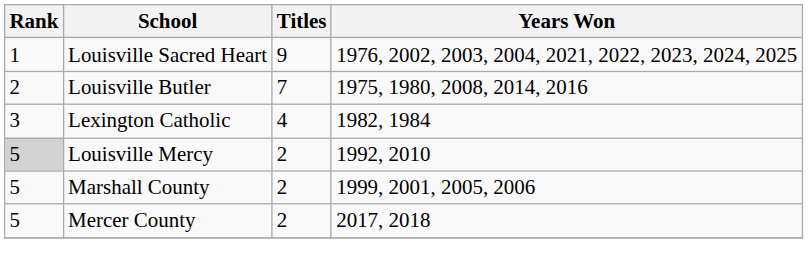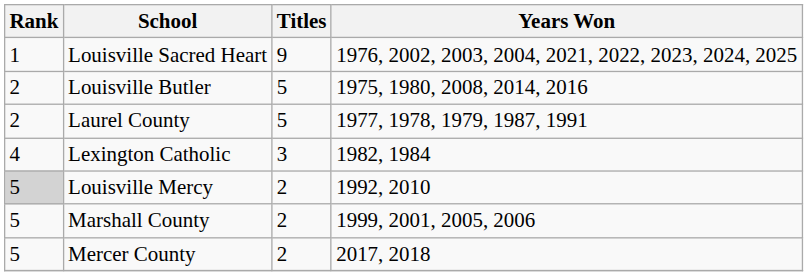(282, 87) 7 -> (282, 87) 5
+ row: (129, 120)
(15, 120) 3 -> (15, 154) 4
(282, 120) 4 -> (282, 154) 3
